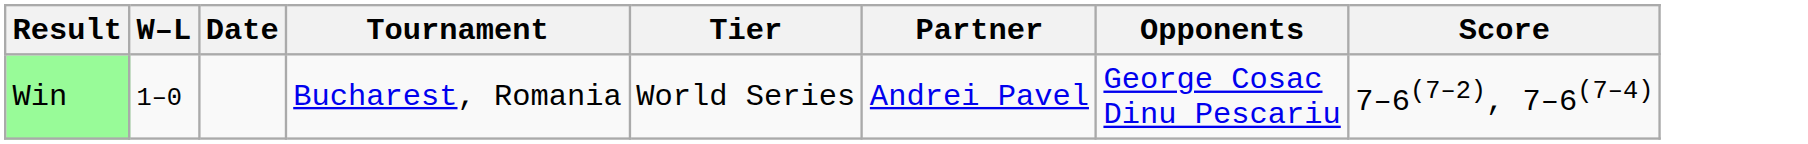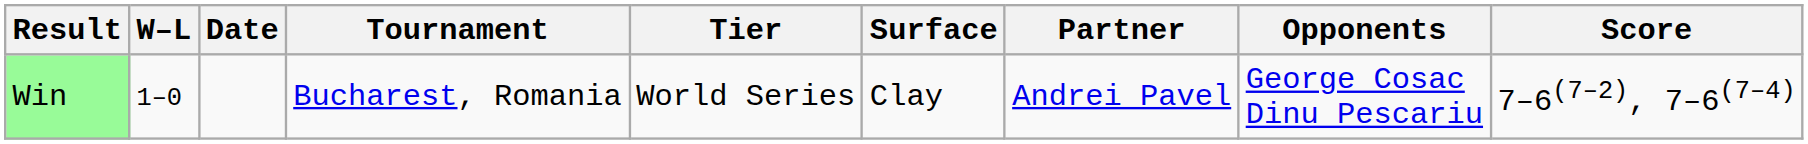+ column: (934, 30)
